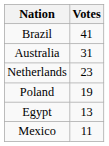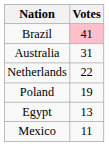(87, 33) no background -> (87, 33) pink background
(87, 72) 23 -> (87, 72) 22
